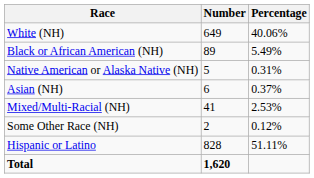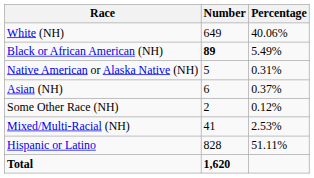(210, 51) normal -> (210, 51) bold
rows swapped: (63, 126) <-> (68, 107)
